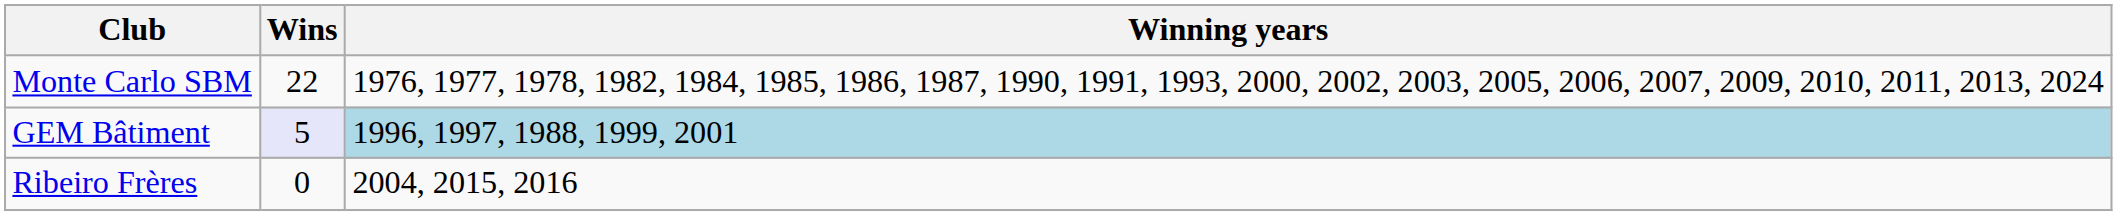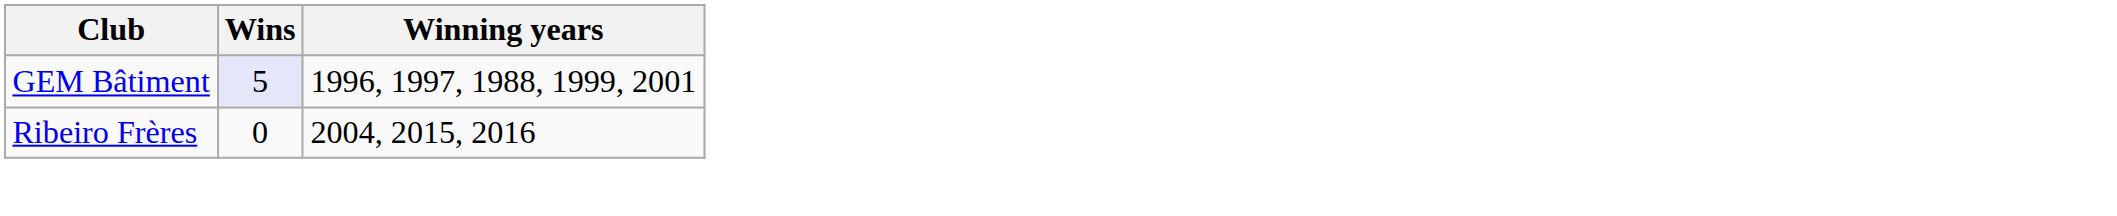- row: (132, 81)
(545, 132) lightblue background -> (503, 81) no background
